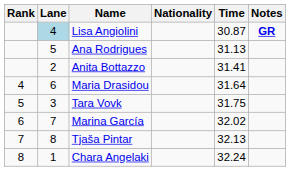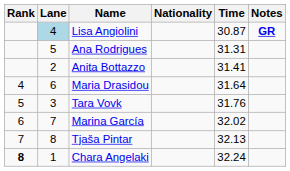(232, 49) 31.13 -> (232, 49) 31.31
(232, 103) 31.75 -> (232, 103) 31.76
(21, 157) normal -> (21, 157) bold
